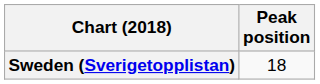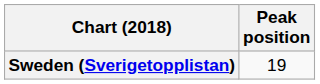(277, 65) 18 -> (277, 65) 19
